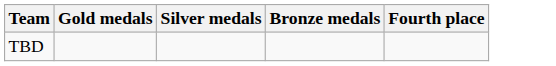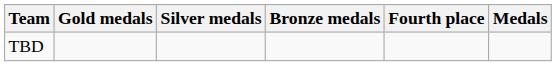+ column: (520, 18)
